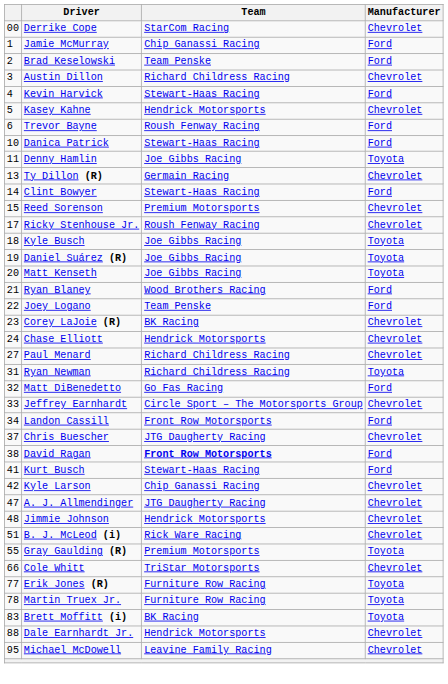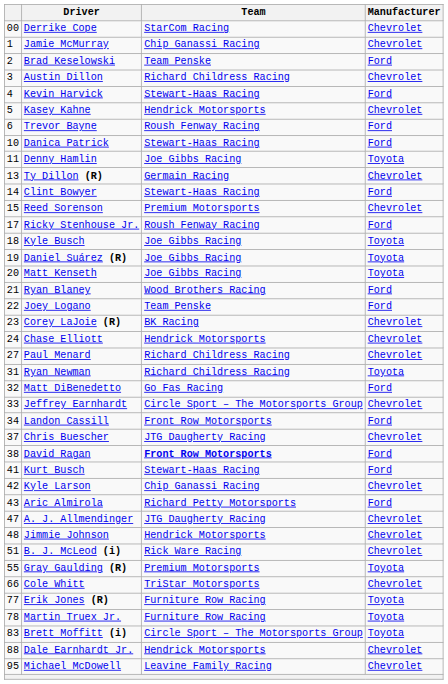(380, 46) Ford -> (395, 46) Chevrolet
(395, 225) Chevrolet -> (380, 225) Ford
+ row: (63, 503)
(171, 618) BK Racing -> (253, 634) Circle Sport – The Motorsports Group
